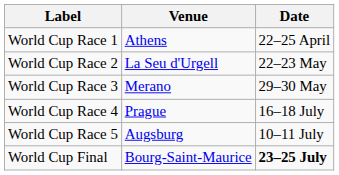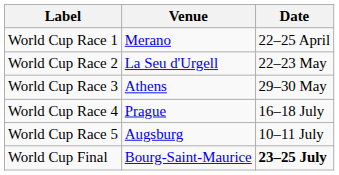(146, 39) Athens -> (148, 39) Merano
(148, 87) Merano -> (146, 87) Athens
